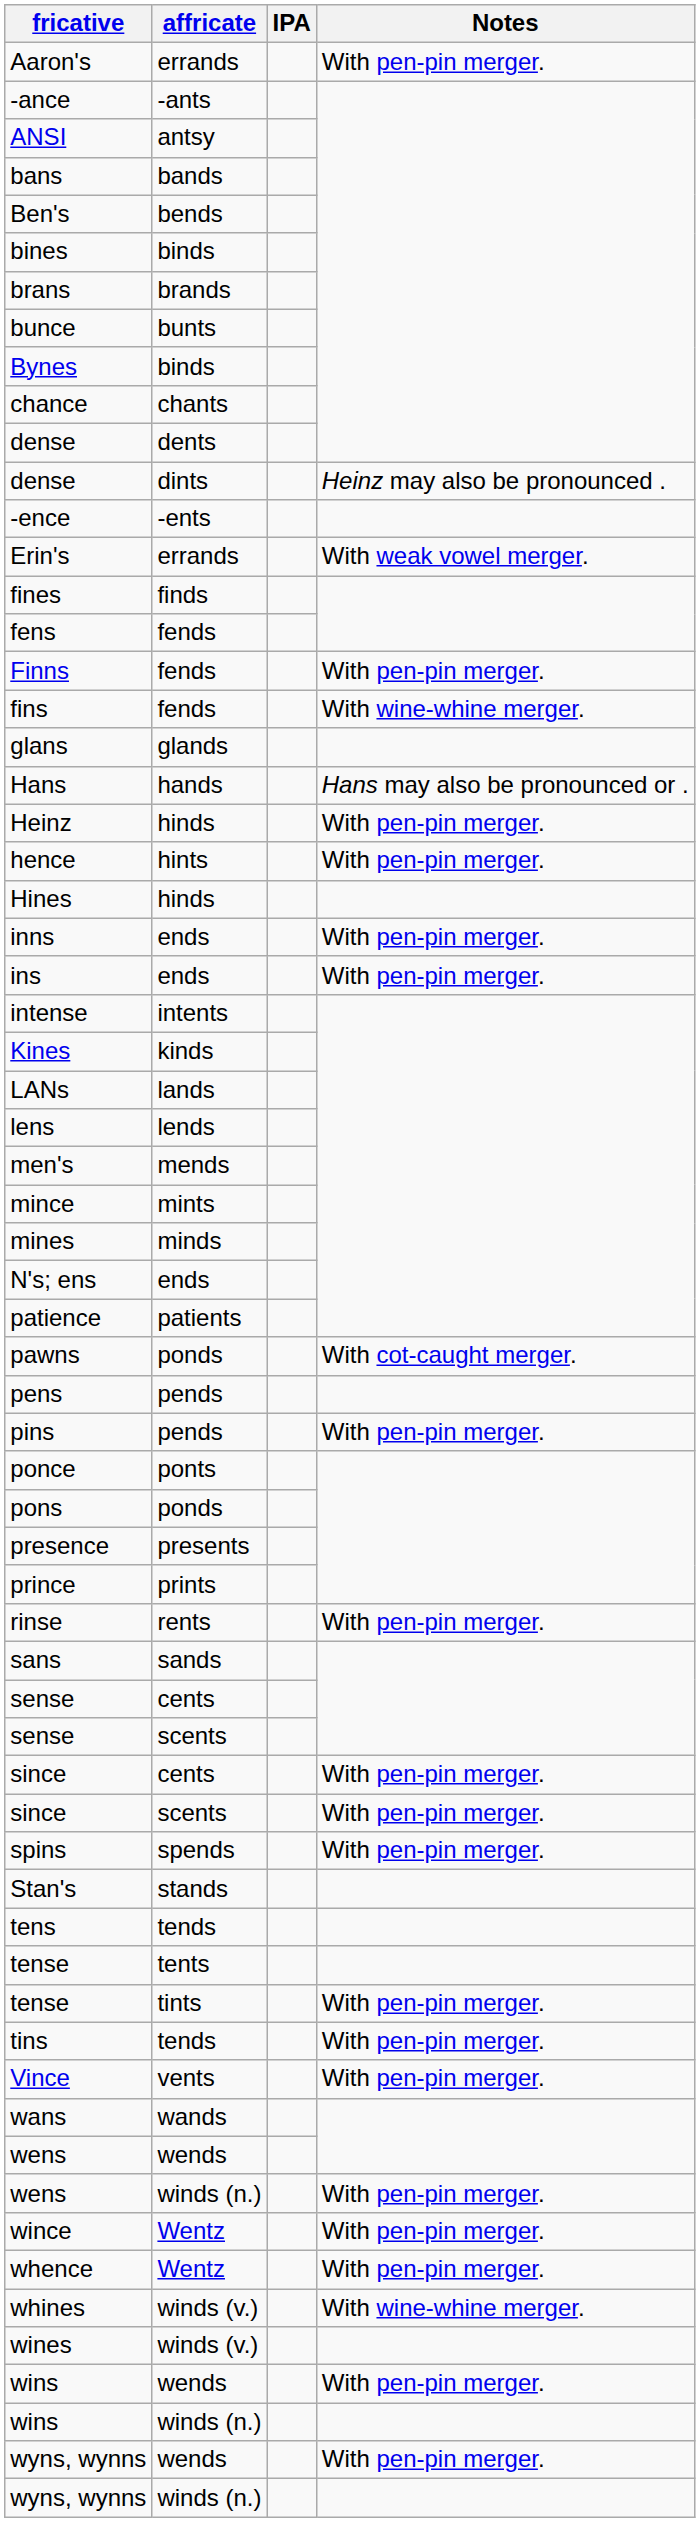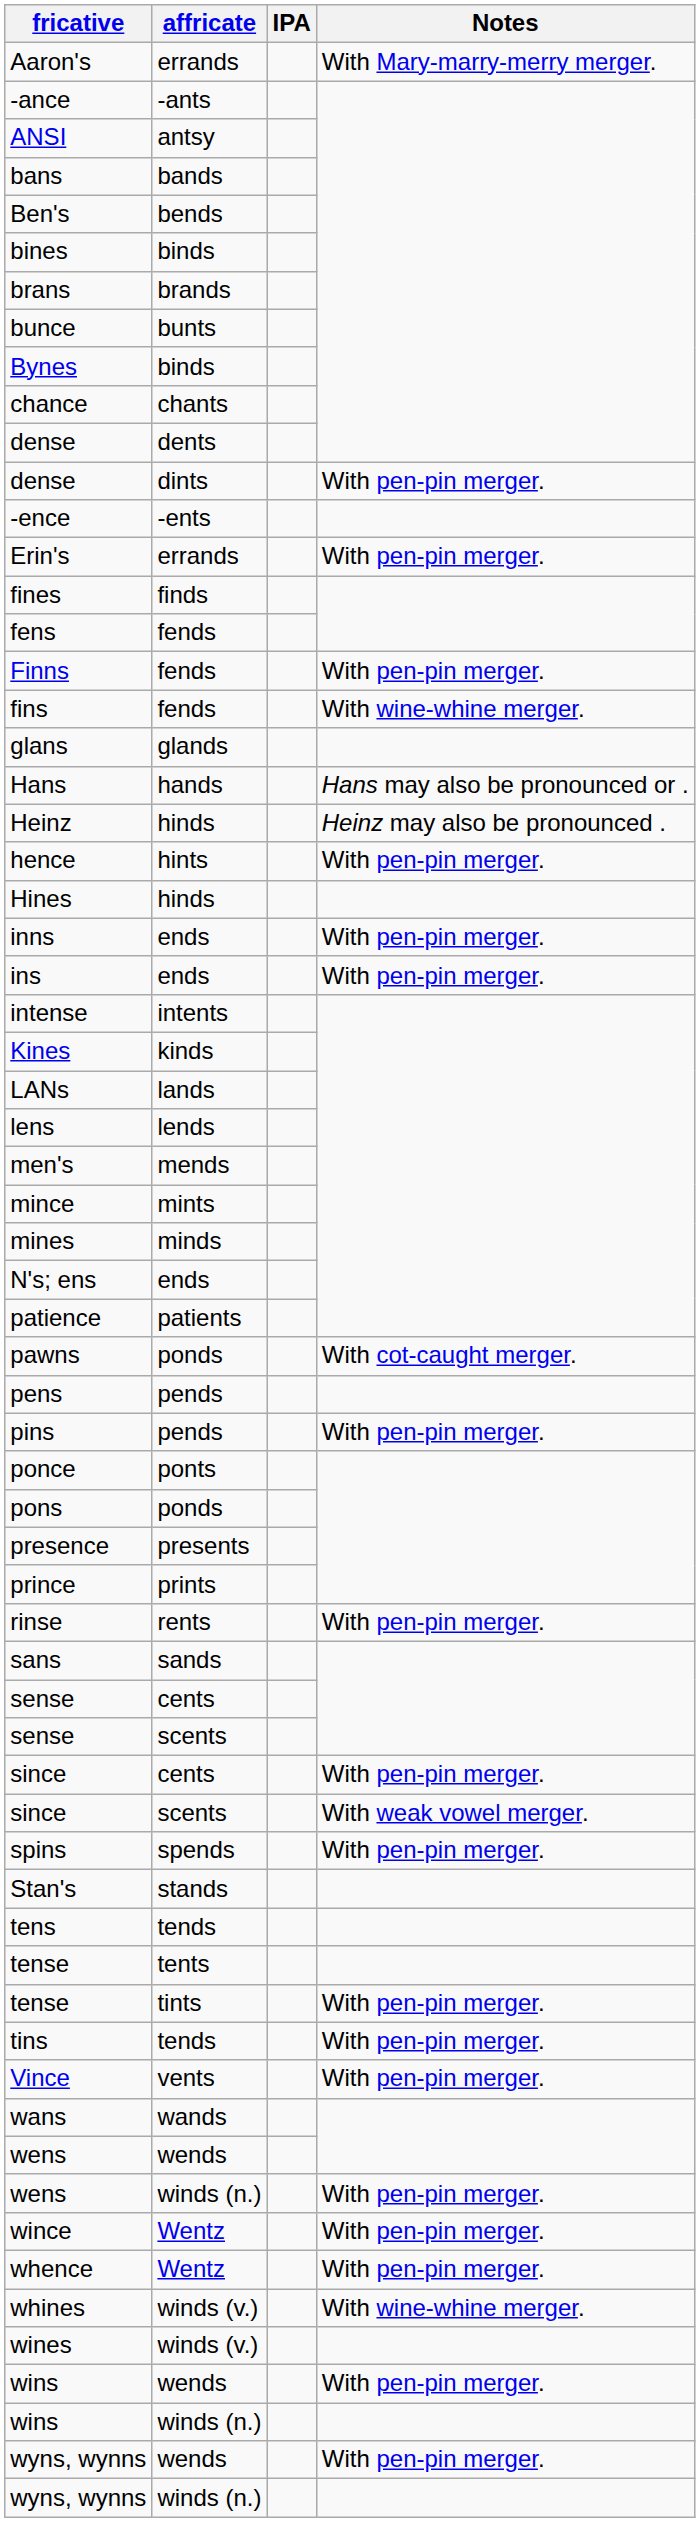(433, 61) With pen-pin merger. -> (489, 61) With Mary-marry-merry merger.
(494, 480) Heinz may also be pronounced . -> (433, 480) With pen-pin merger.
(455, 556) With weak vowel merger. -> (433, 556) With pen-pin merger.
(433, 822) With pen-pin merger. -> (494, 822) Heinz may also be pronounced .
(433, 1812) With pen-pin merger. -> (455, 1812) With weak vowel merger.
